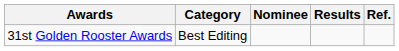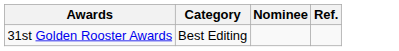- column: (337, 14)
